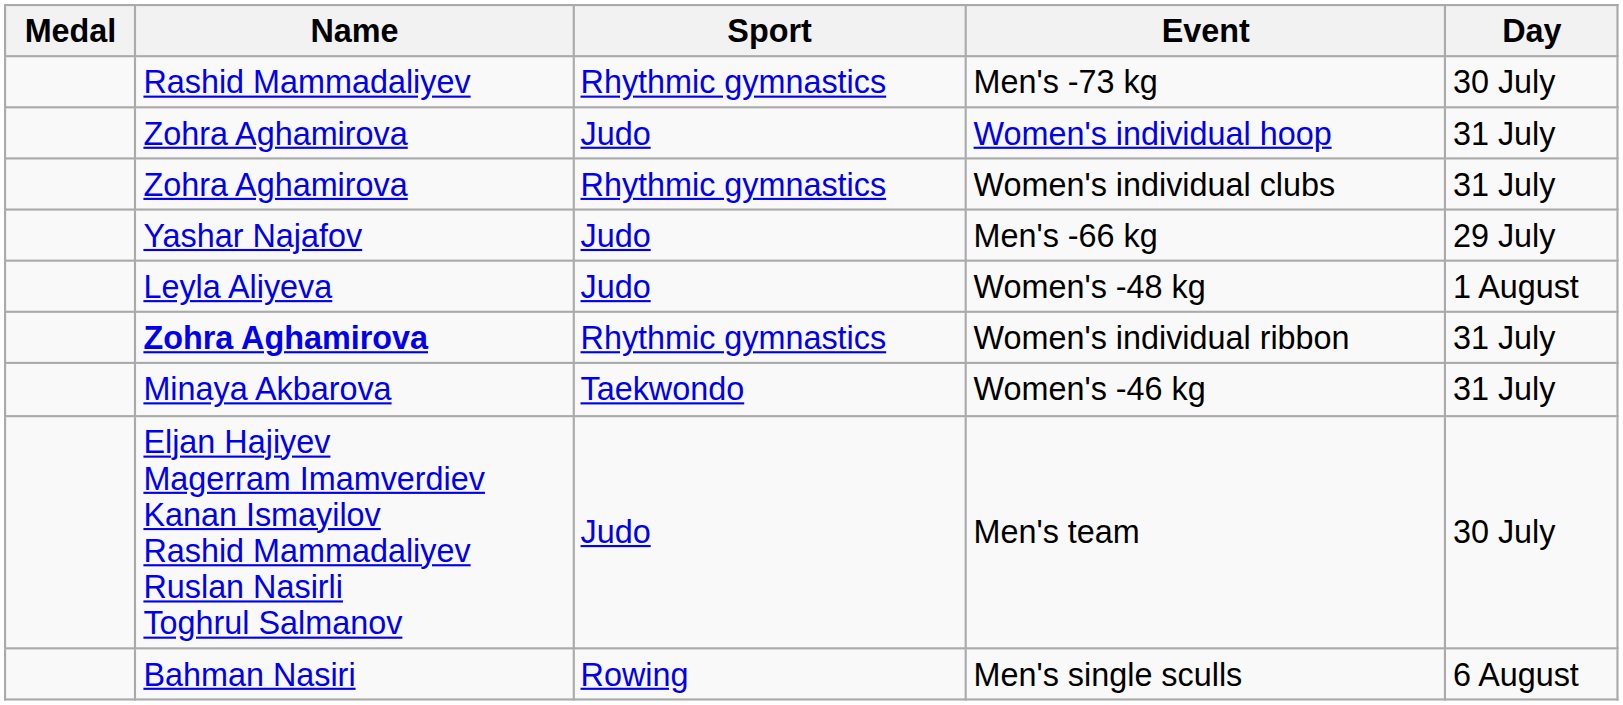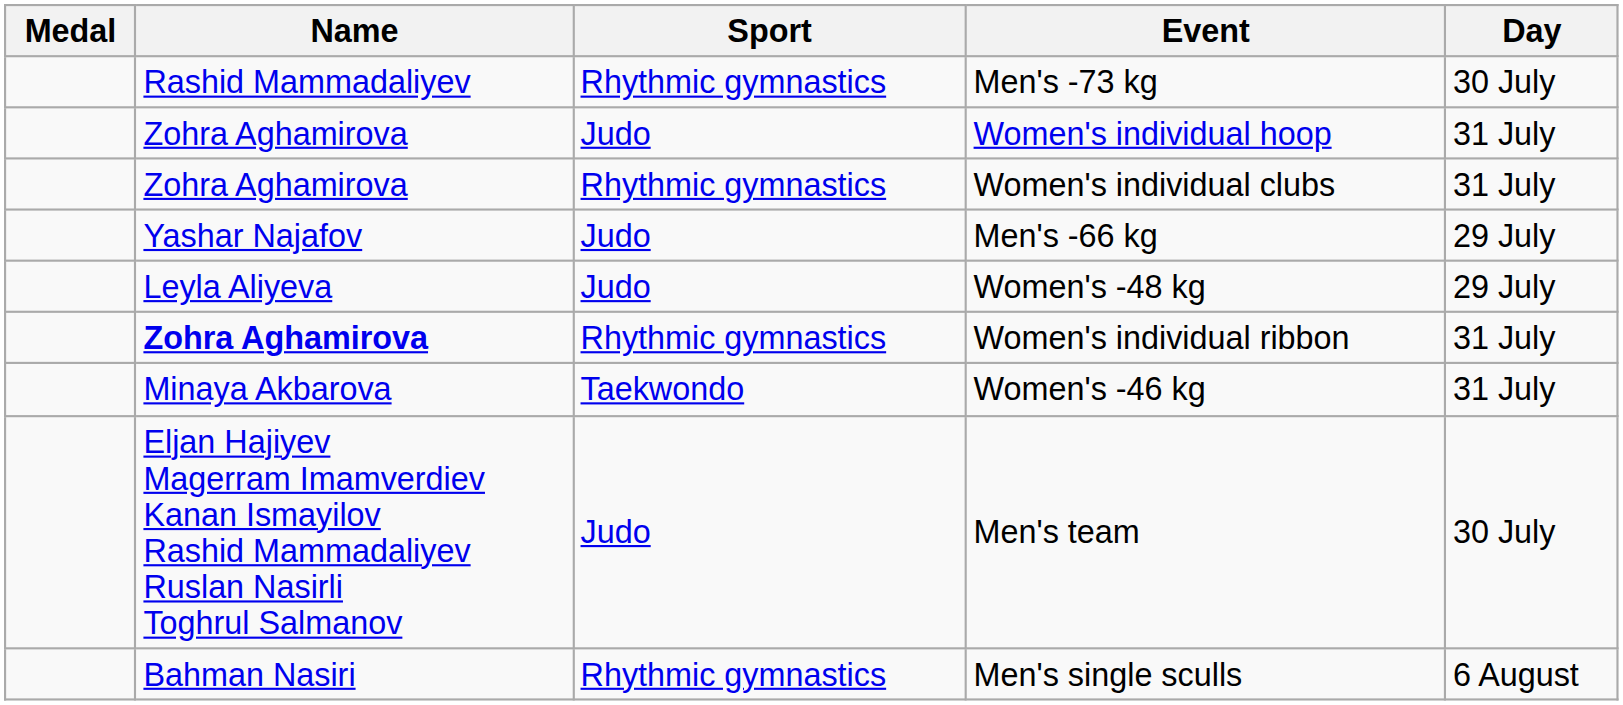(1516, 287) 1 August -> (1504, 287) 29 July
(634, 673) Rowing -> (733, 673) Rhythmic gymnastics
